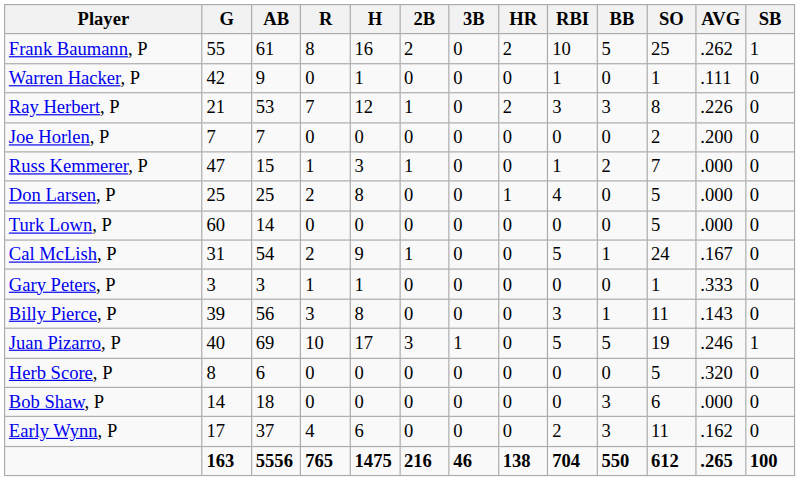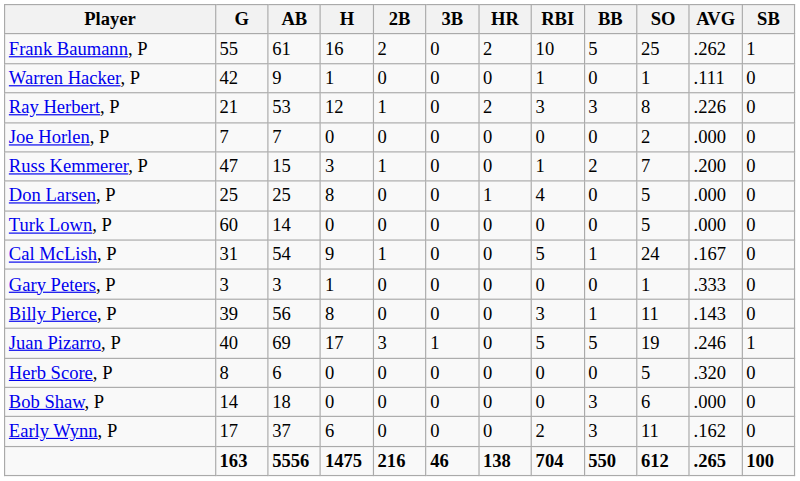- column: (326, 19)
(717, 136) .200 -> (710, 136) .000
(717, 166) .000 -> (710, 166) .200
